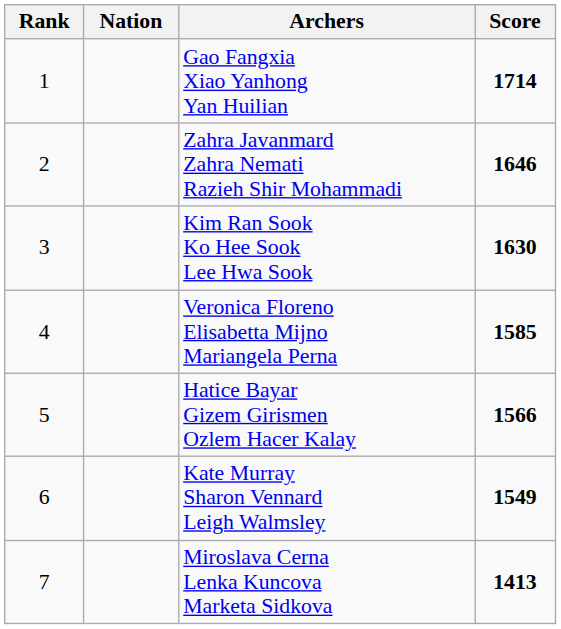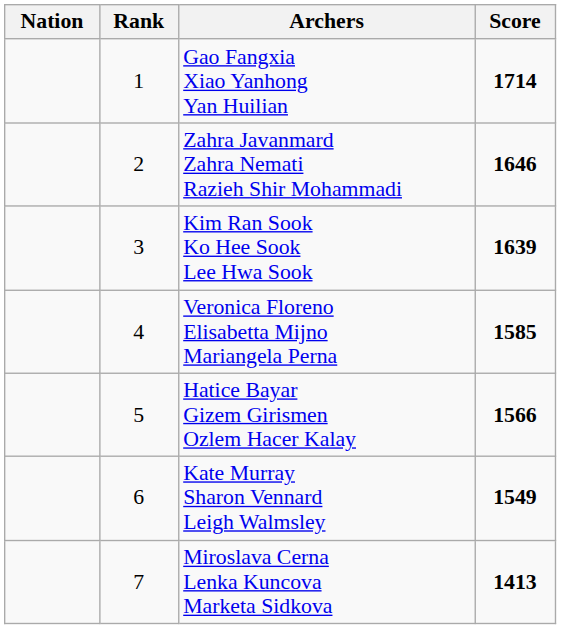columns swapped: (44, 21) <-> (131, 21)
(515, 247) 1630 -> (515, 247) 1639
